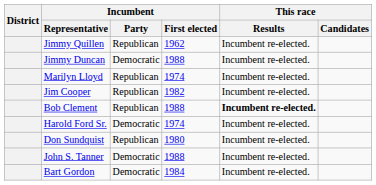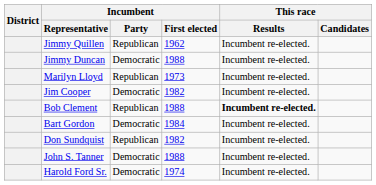(174, 76) 1974 -> (174, 76) 1973
(136, 92) Republican -> (136, 92) Democratic
rows swapped: (69, 172) <-> (75, 124)
(174, 140) 1980 -> (174, 140) 1982
